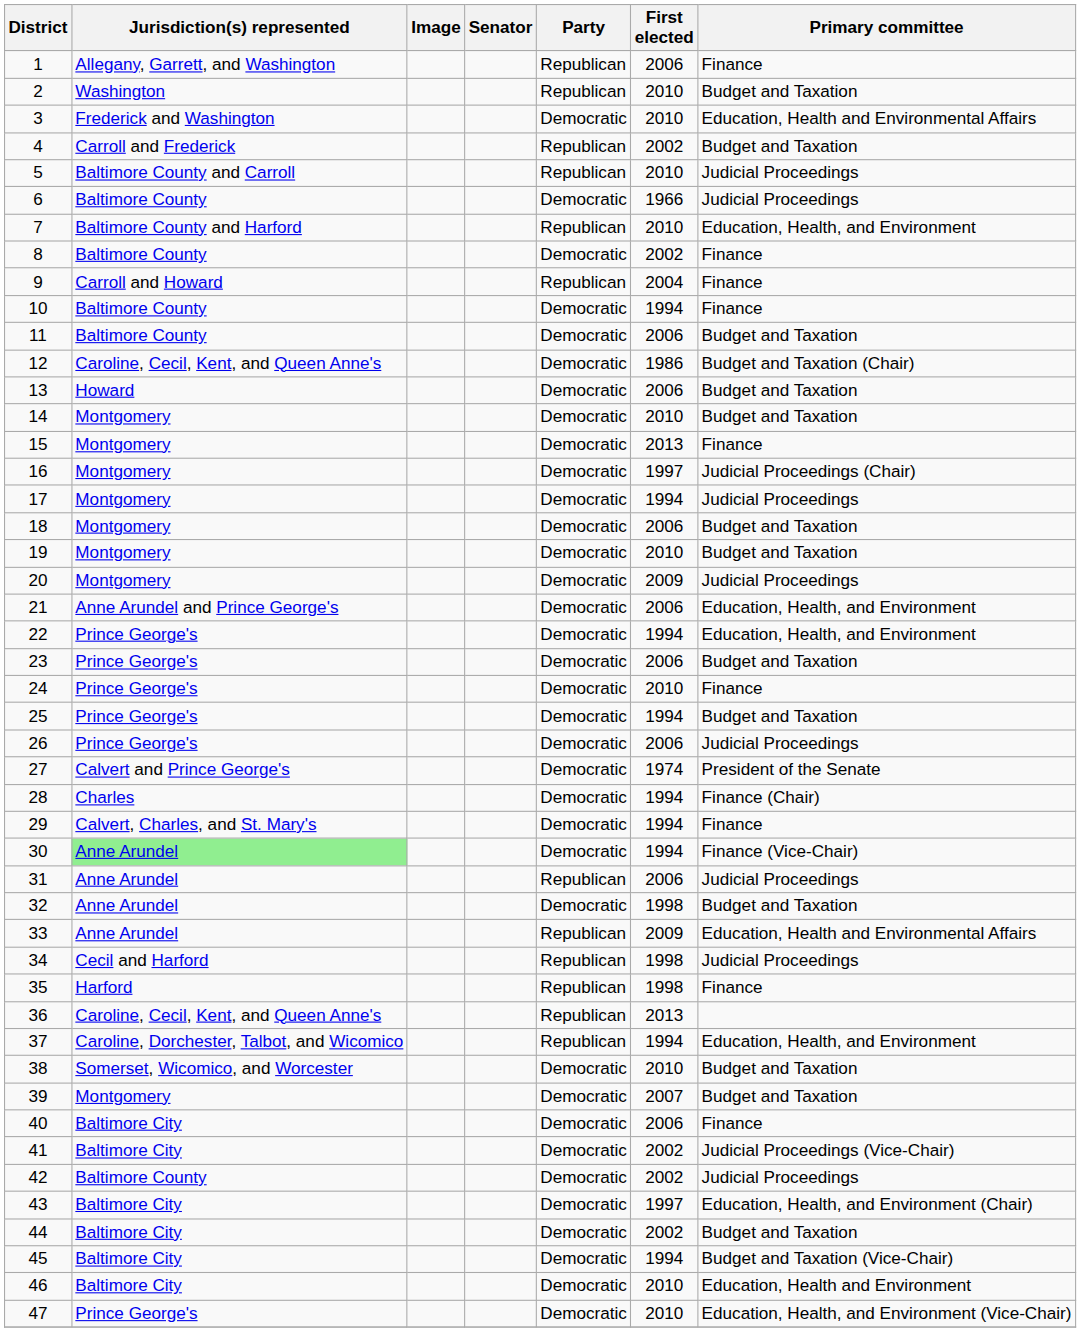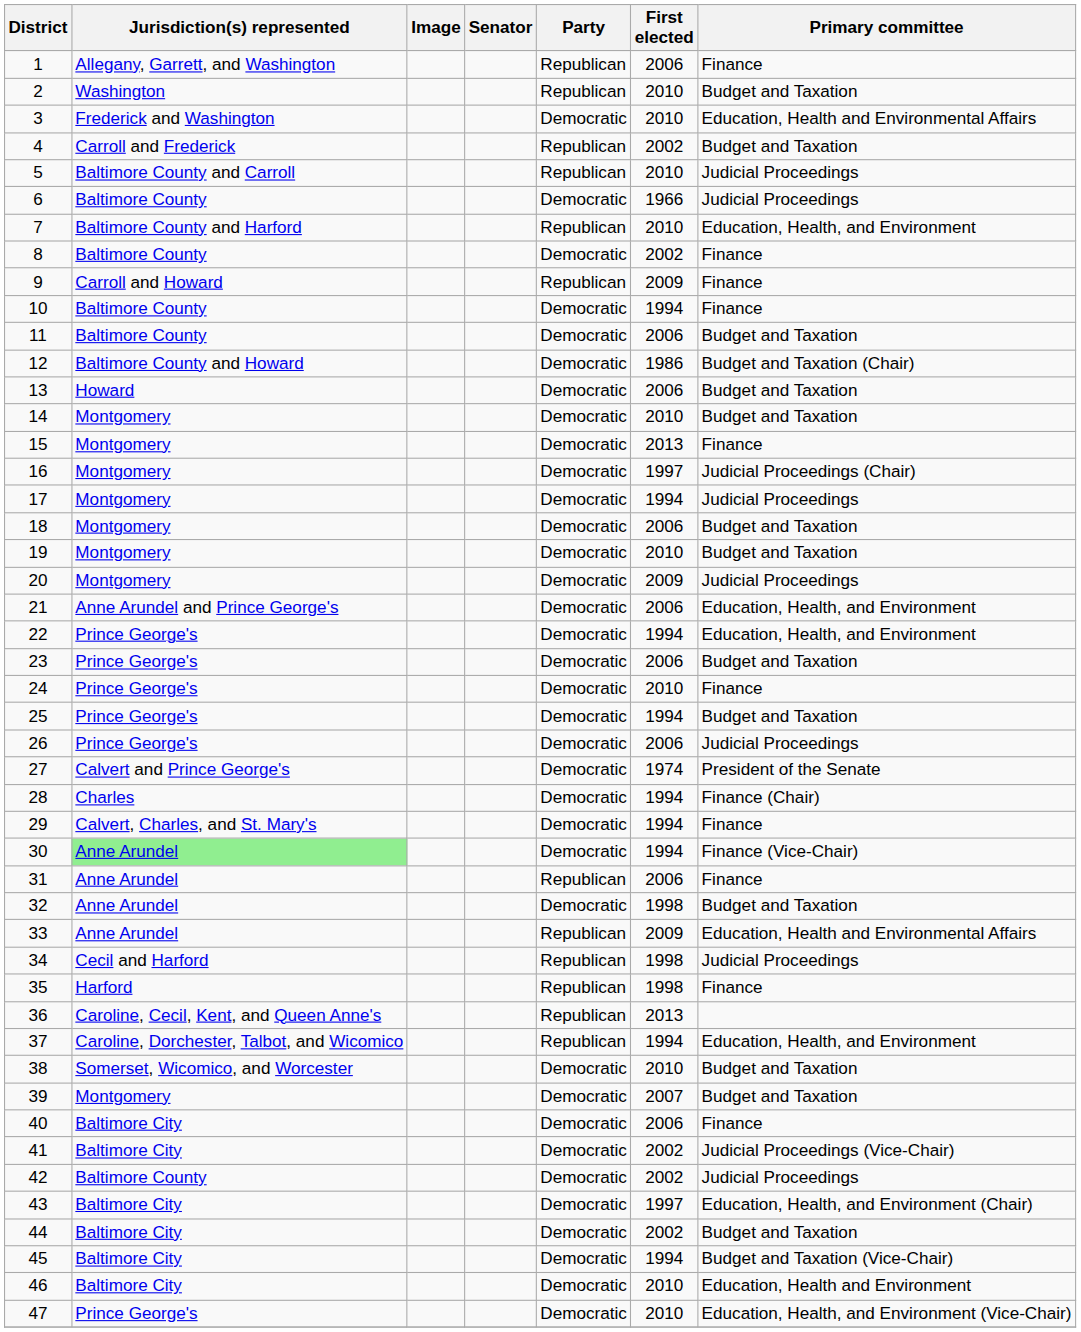(664, 281) 2004 -> (664, 281) 2009
(228, 363) Caroline, Cecil, Kent, and Queen Anne's -> (190, 363) Baltimore County and Howard
(780, 879) Judicial Proceedings -> (732, 879) Finance
